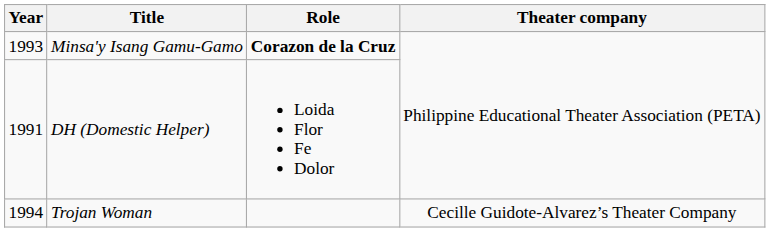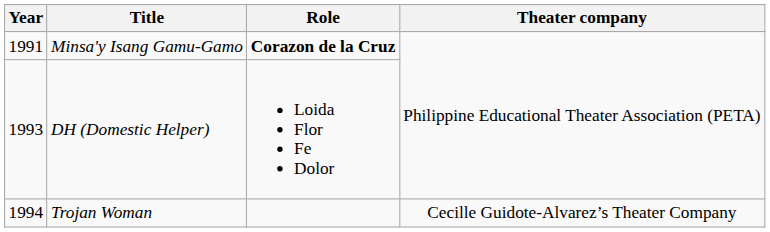(26, 45) 1993 -> (26, 45) 1991
(26, 129) 1991 -> (26, 129) 1993
